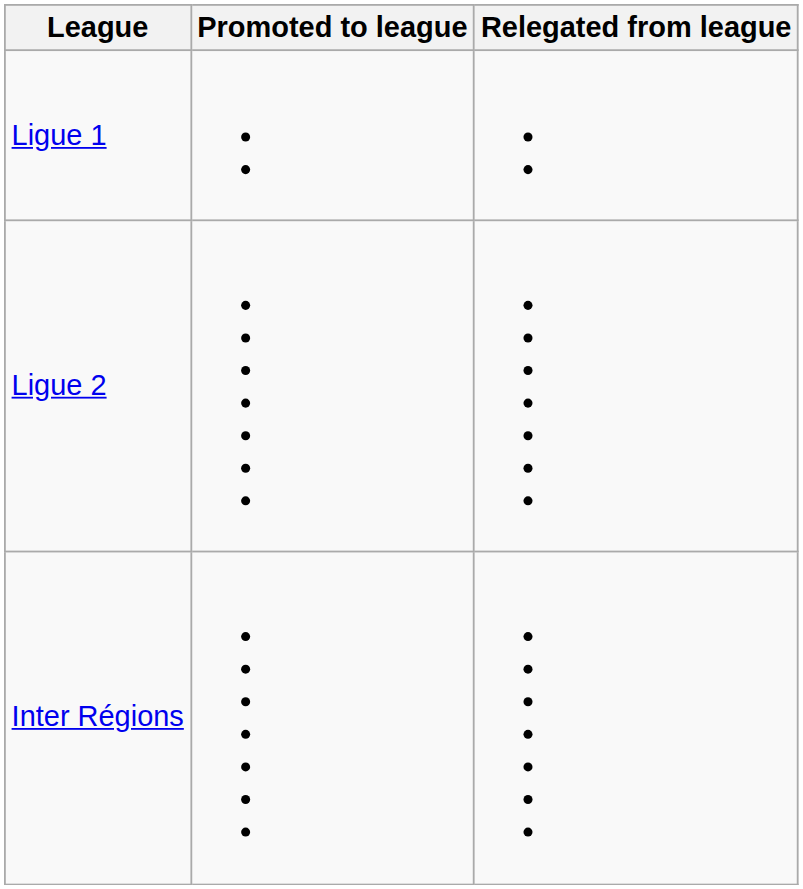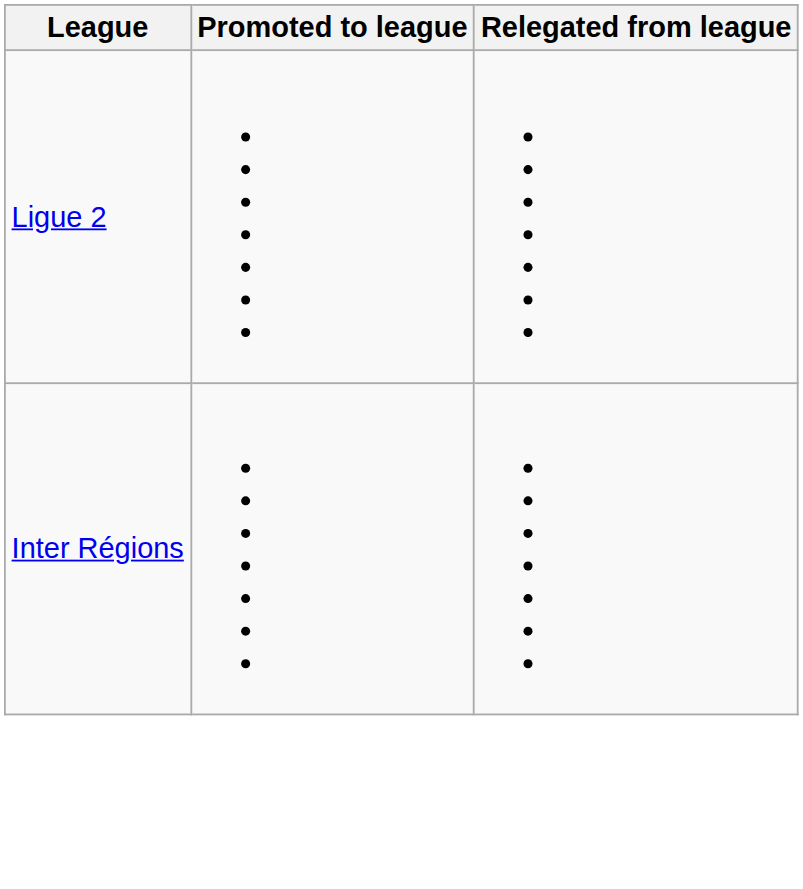- row: (59, 134)
